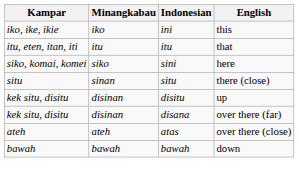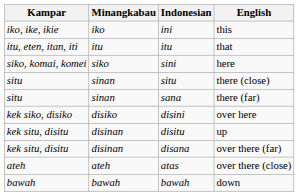+ row: (171, 98)
+ row: (173, 115)
